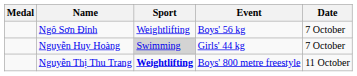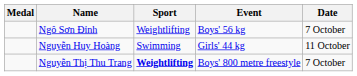(159, 46) lightgrey background -> (159, 46) no background
(325, 46) 7 October -> (328, 46) 11 October
(328, 63) 11 October -> (325, 63) 7 October
